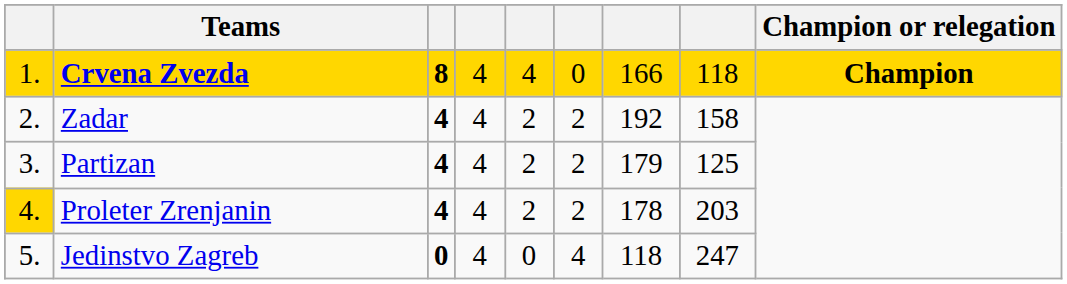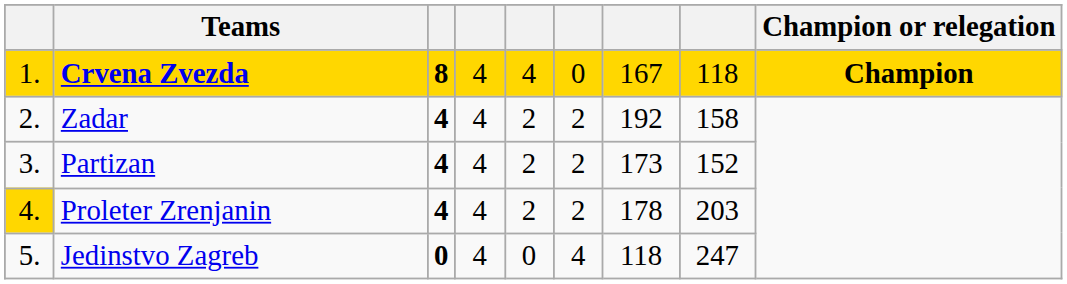(641, 73) 166 -> (641, 73) 167
(641, 164) 179 -> (641, 164) 173
(717, 164) 125 -> (717, 164) 152
